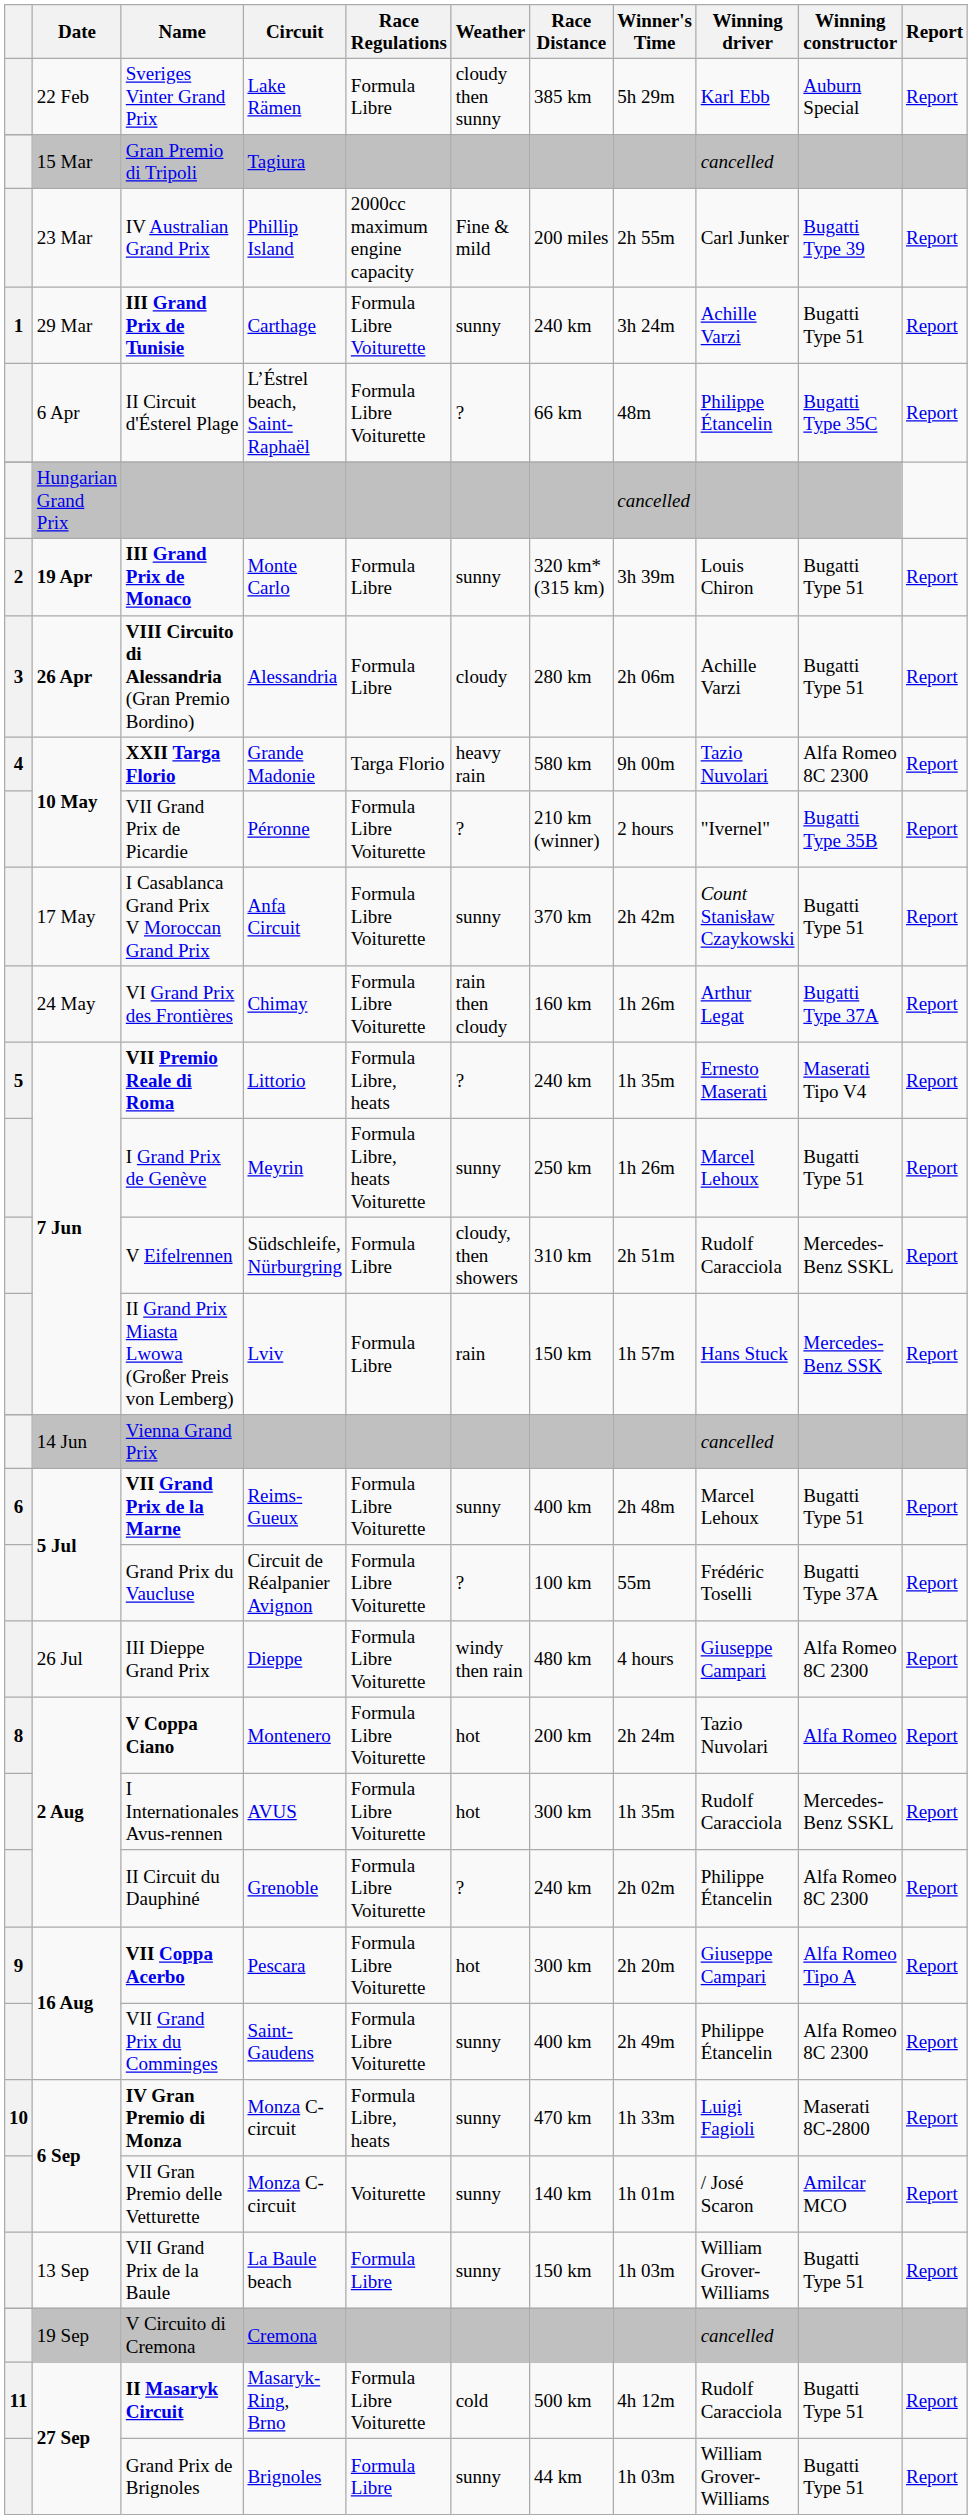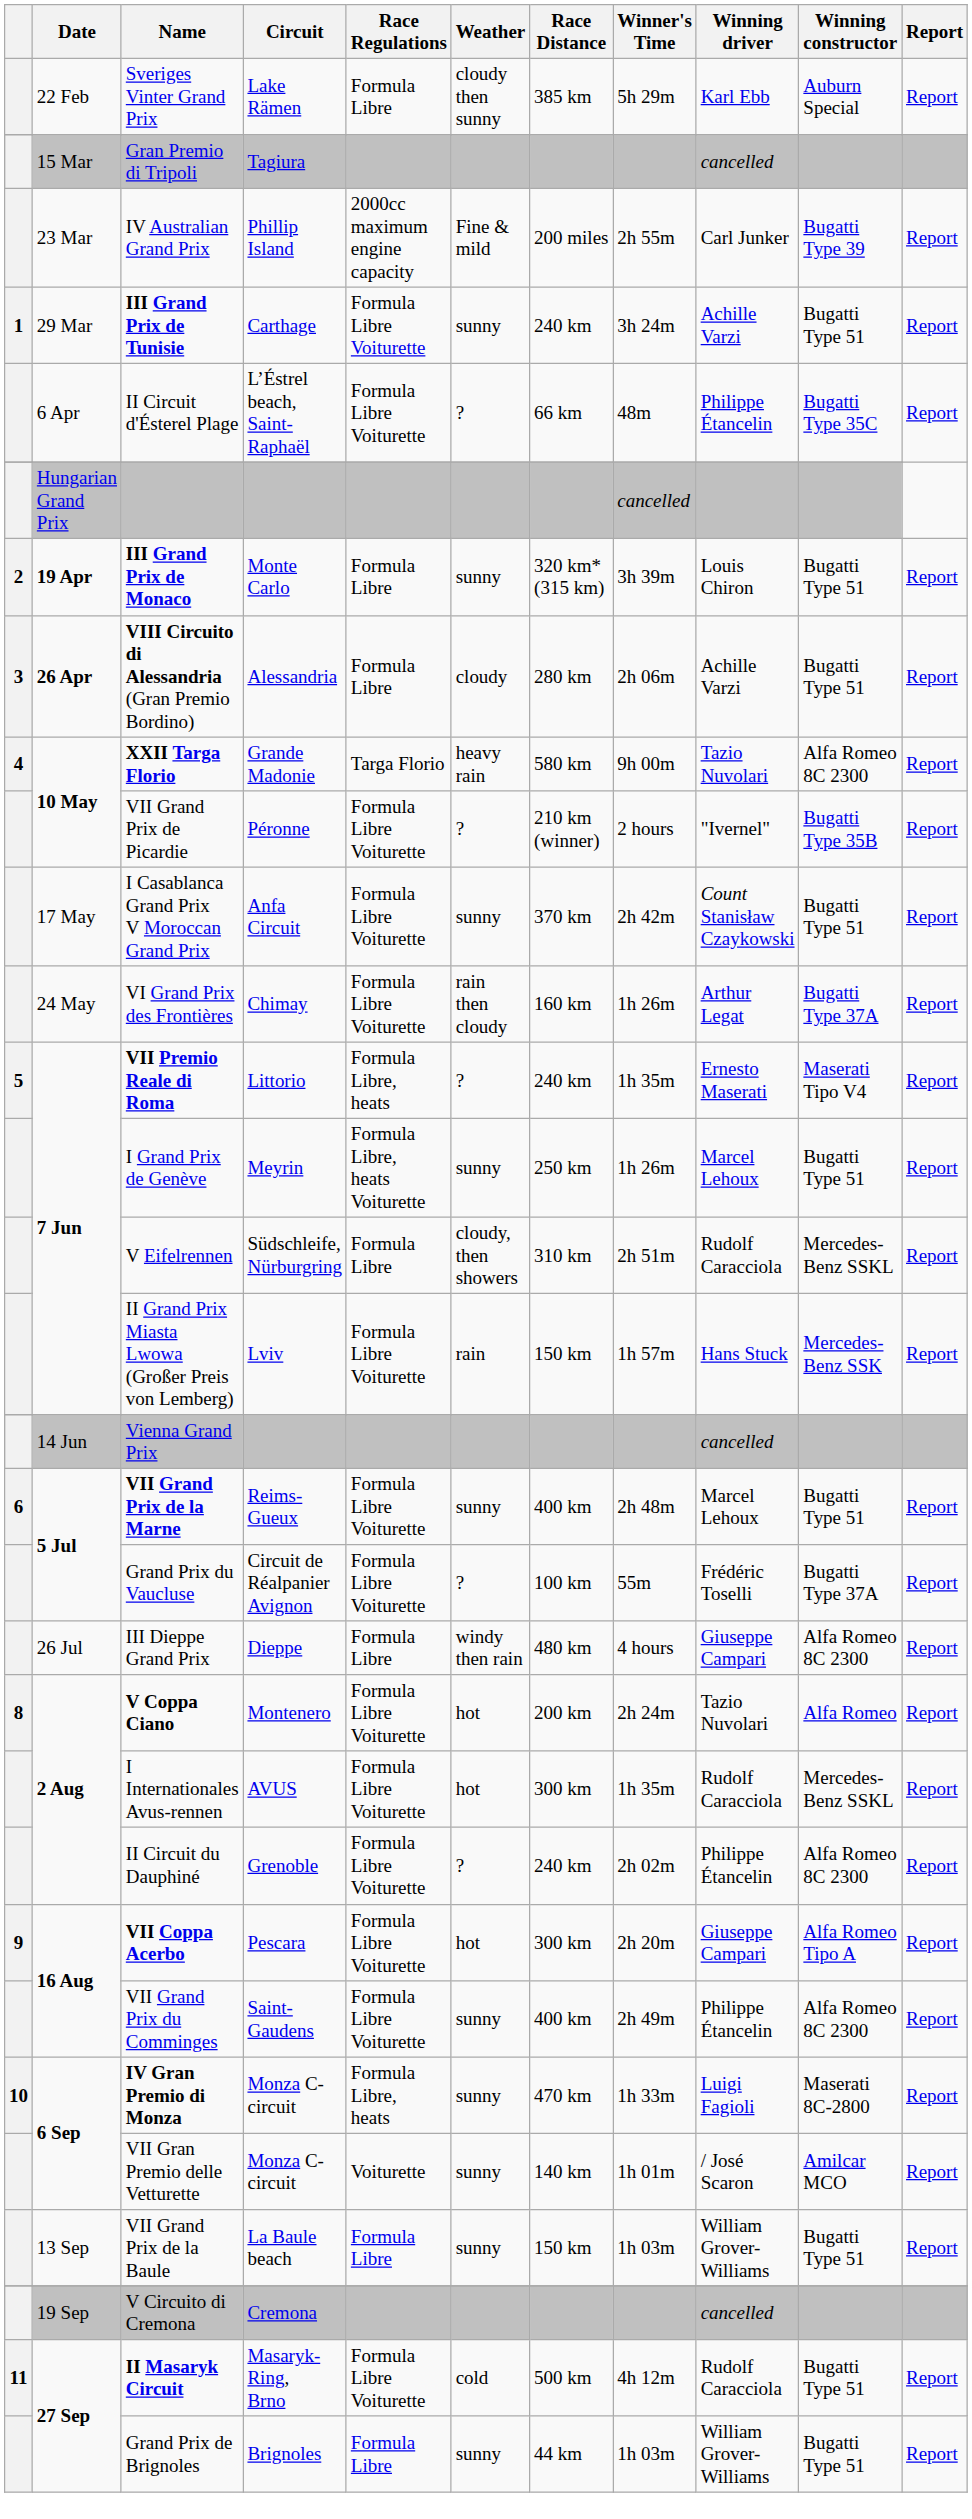(383, 1354) Formula Libre -> (388, 1354) Formula Libre Voiturette
(388, 1659) Formula Libre Voiturette -> (383, 1648) Formula Libre
